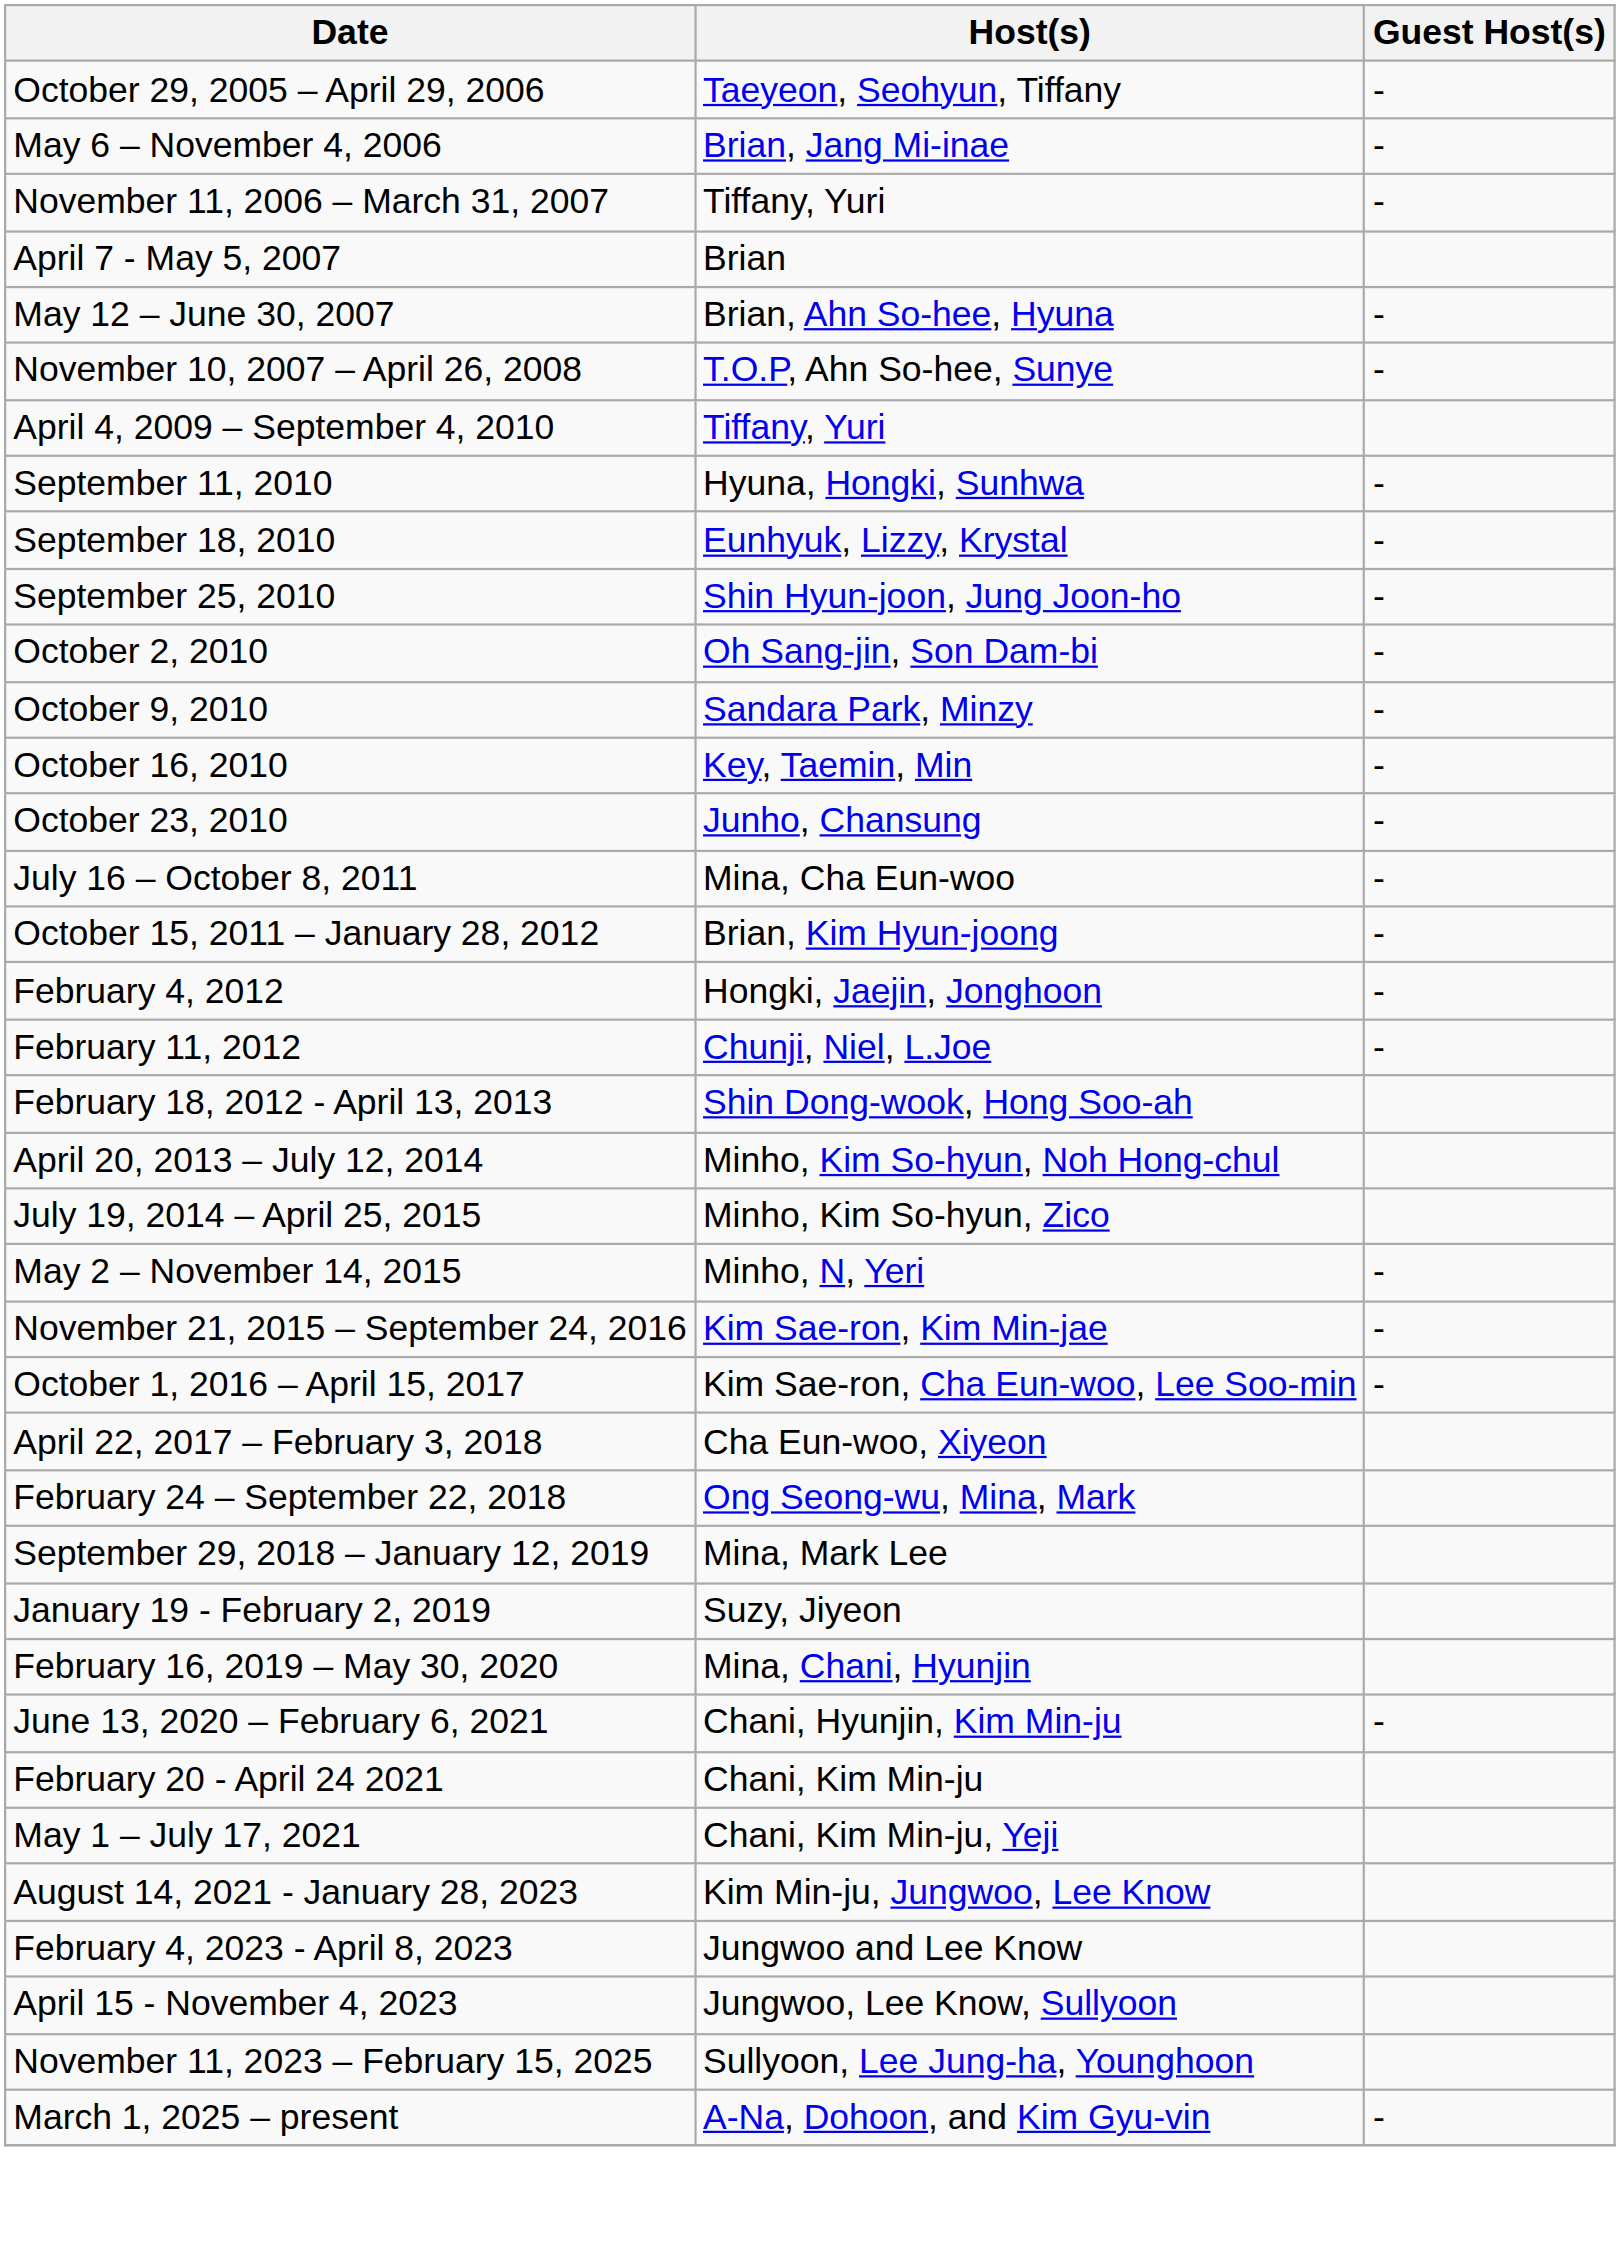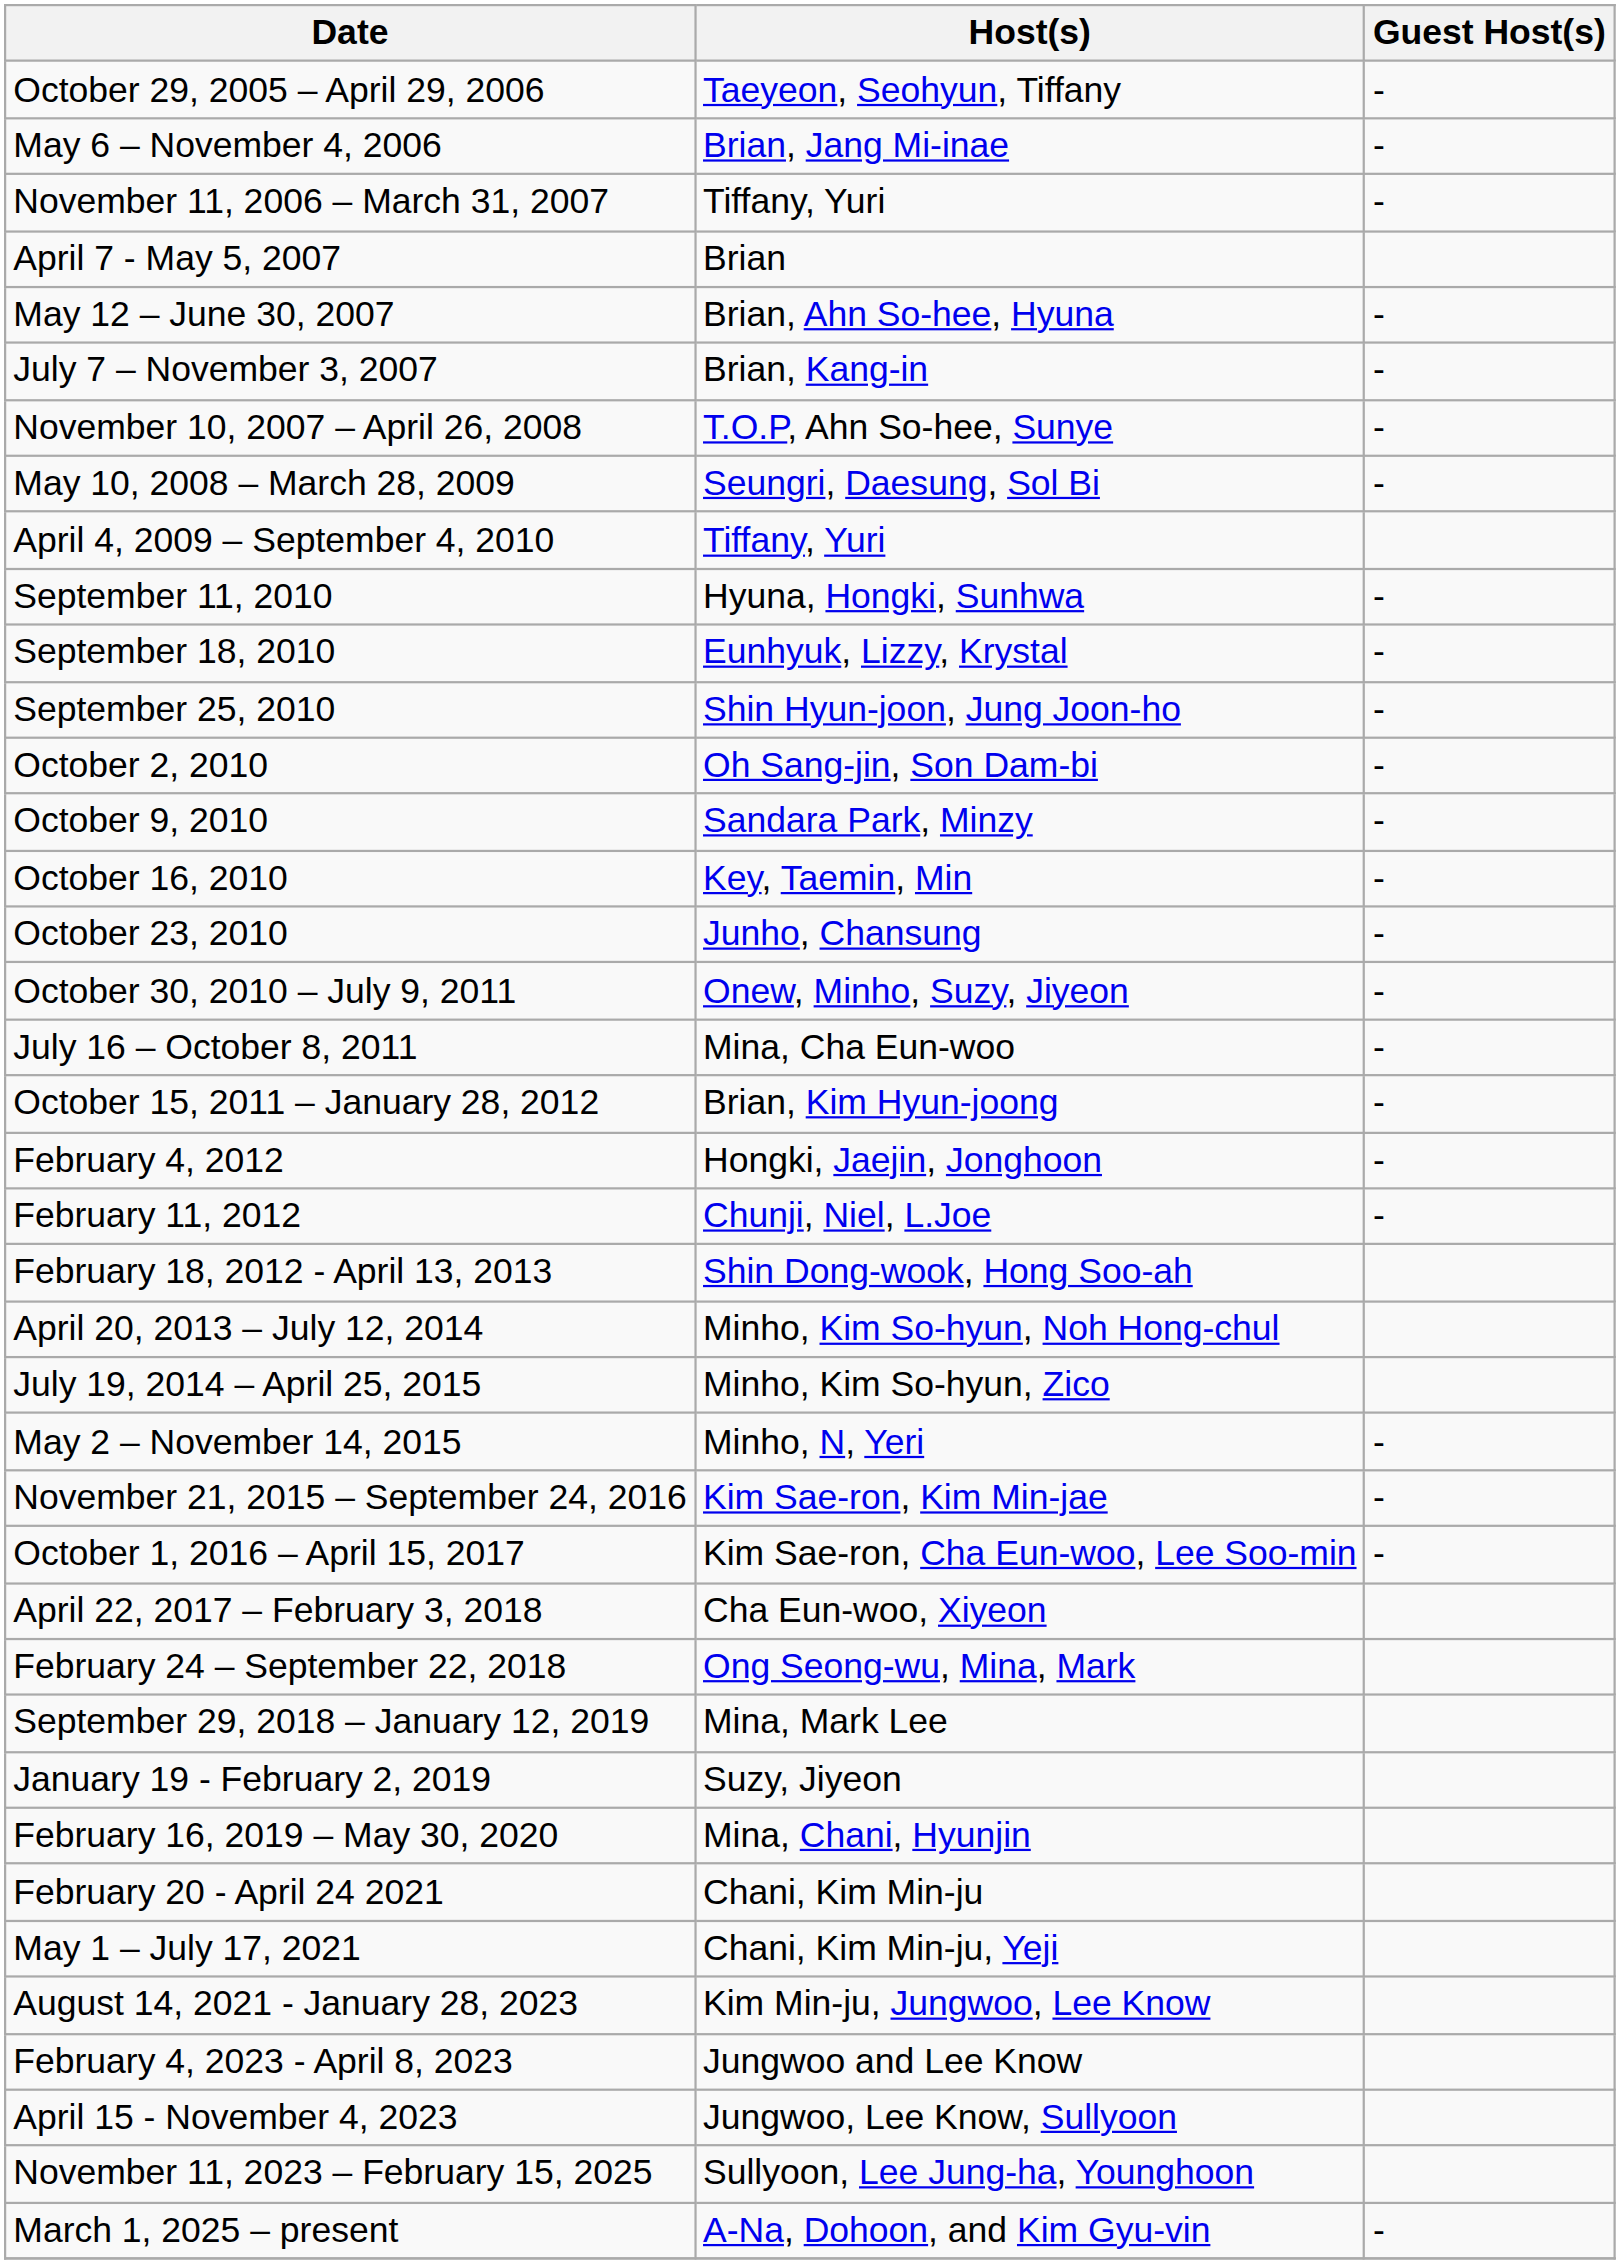+ row: (226, 370)
+ row: (264, 483)
+ row: (265, 990)
- row: (281, 1722)
